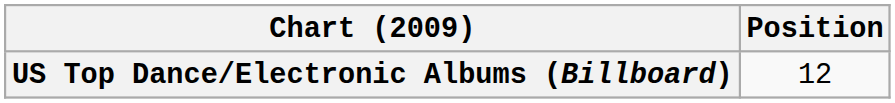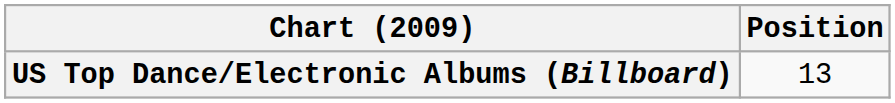(815, 75) 12 -> (815, 75) 13
